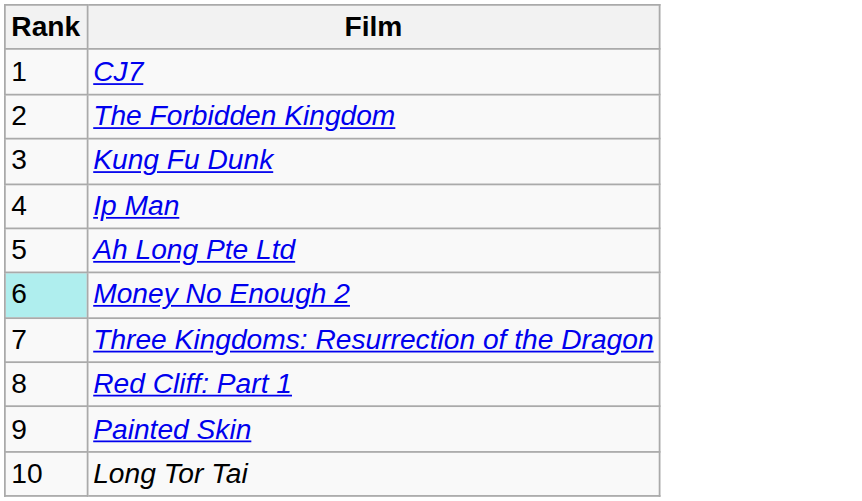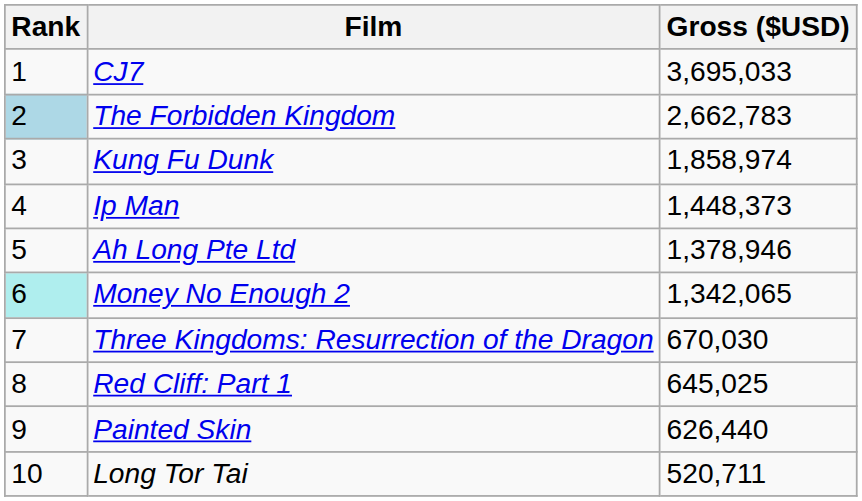+ column: (758, 26)
(19, 116) no background -> (19, 116) lightblue background
